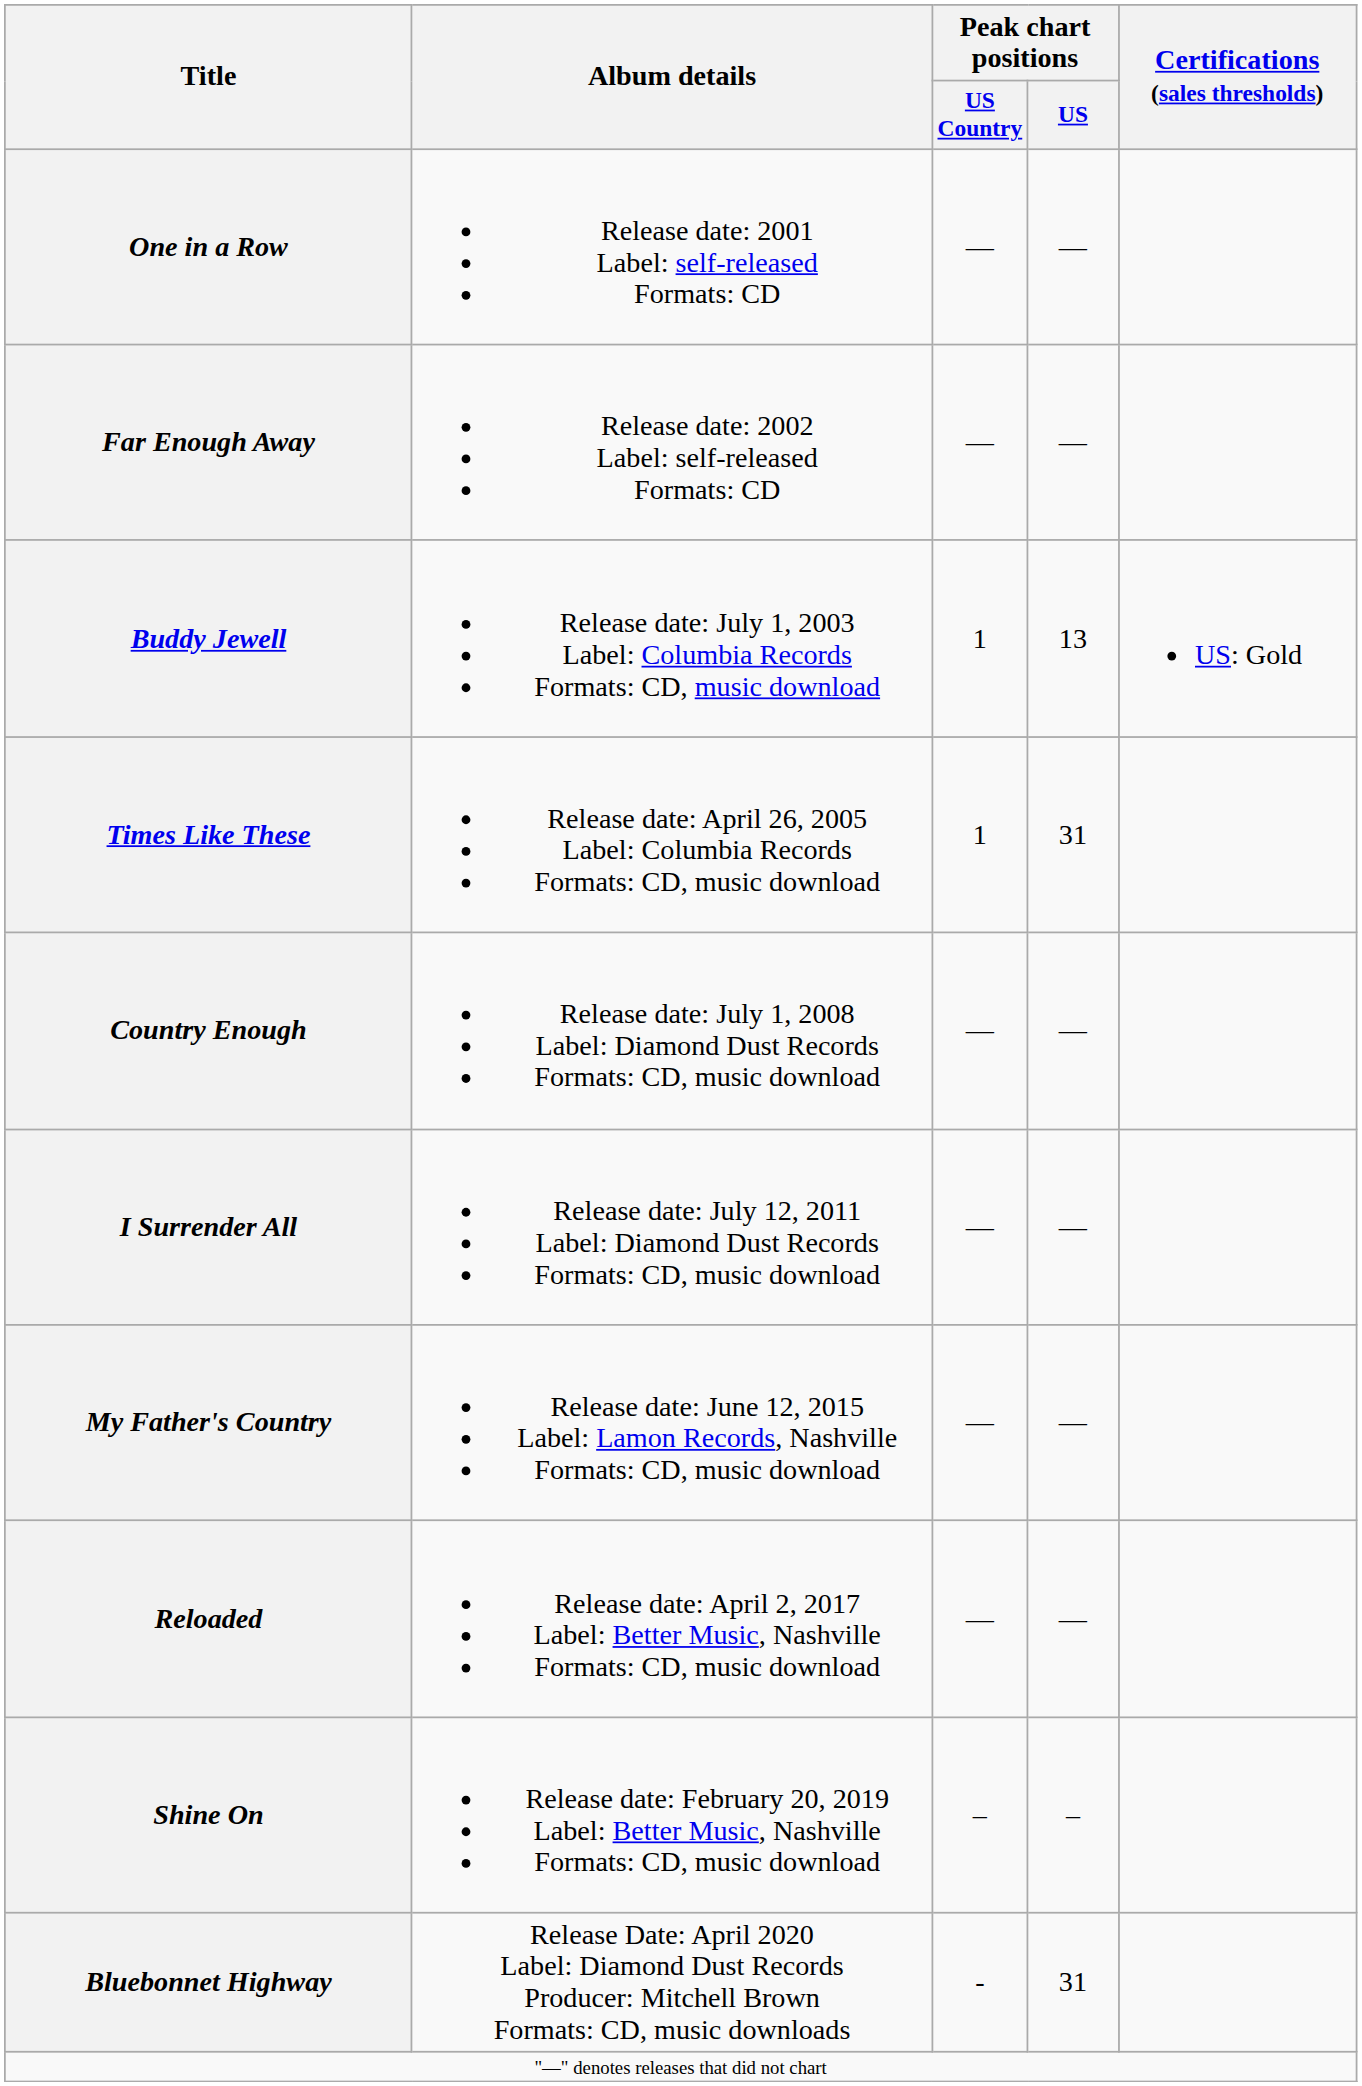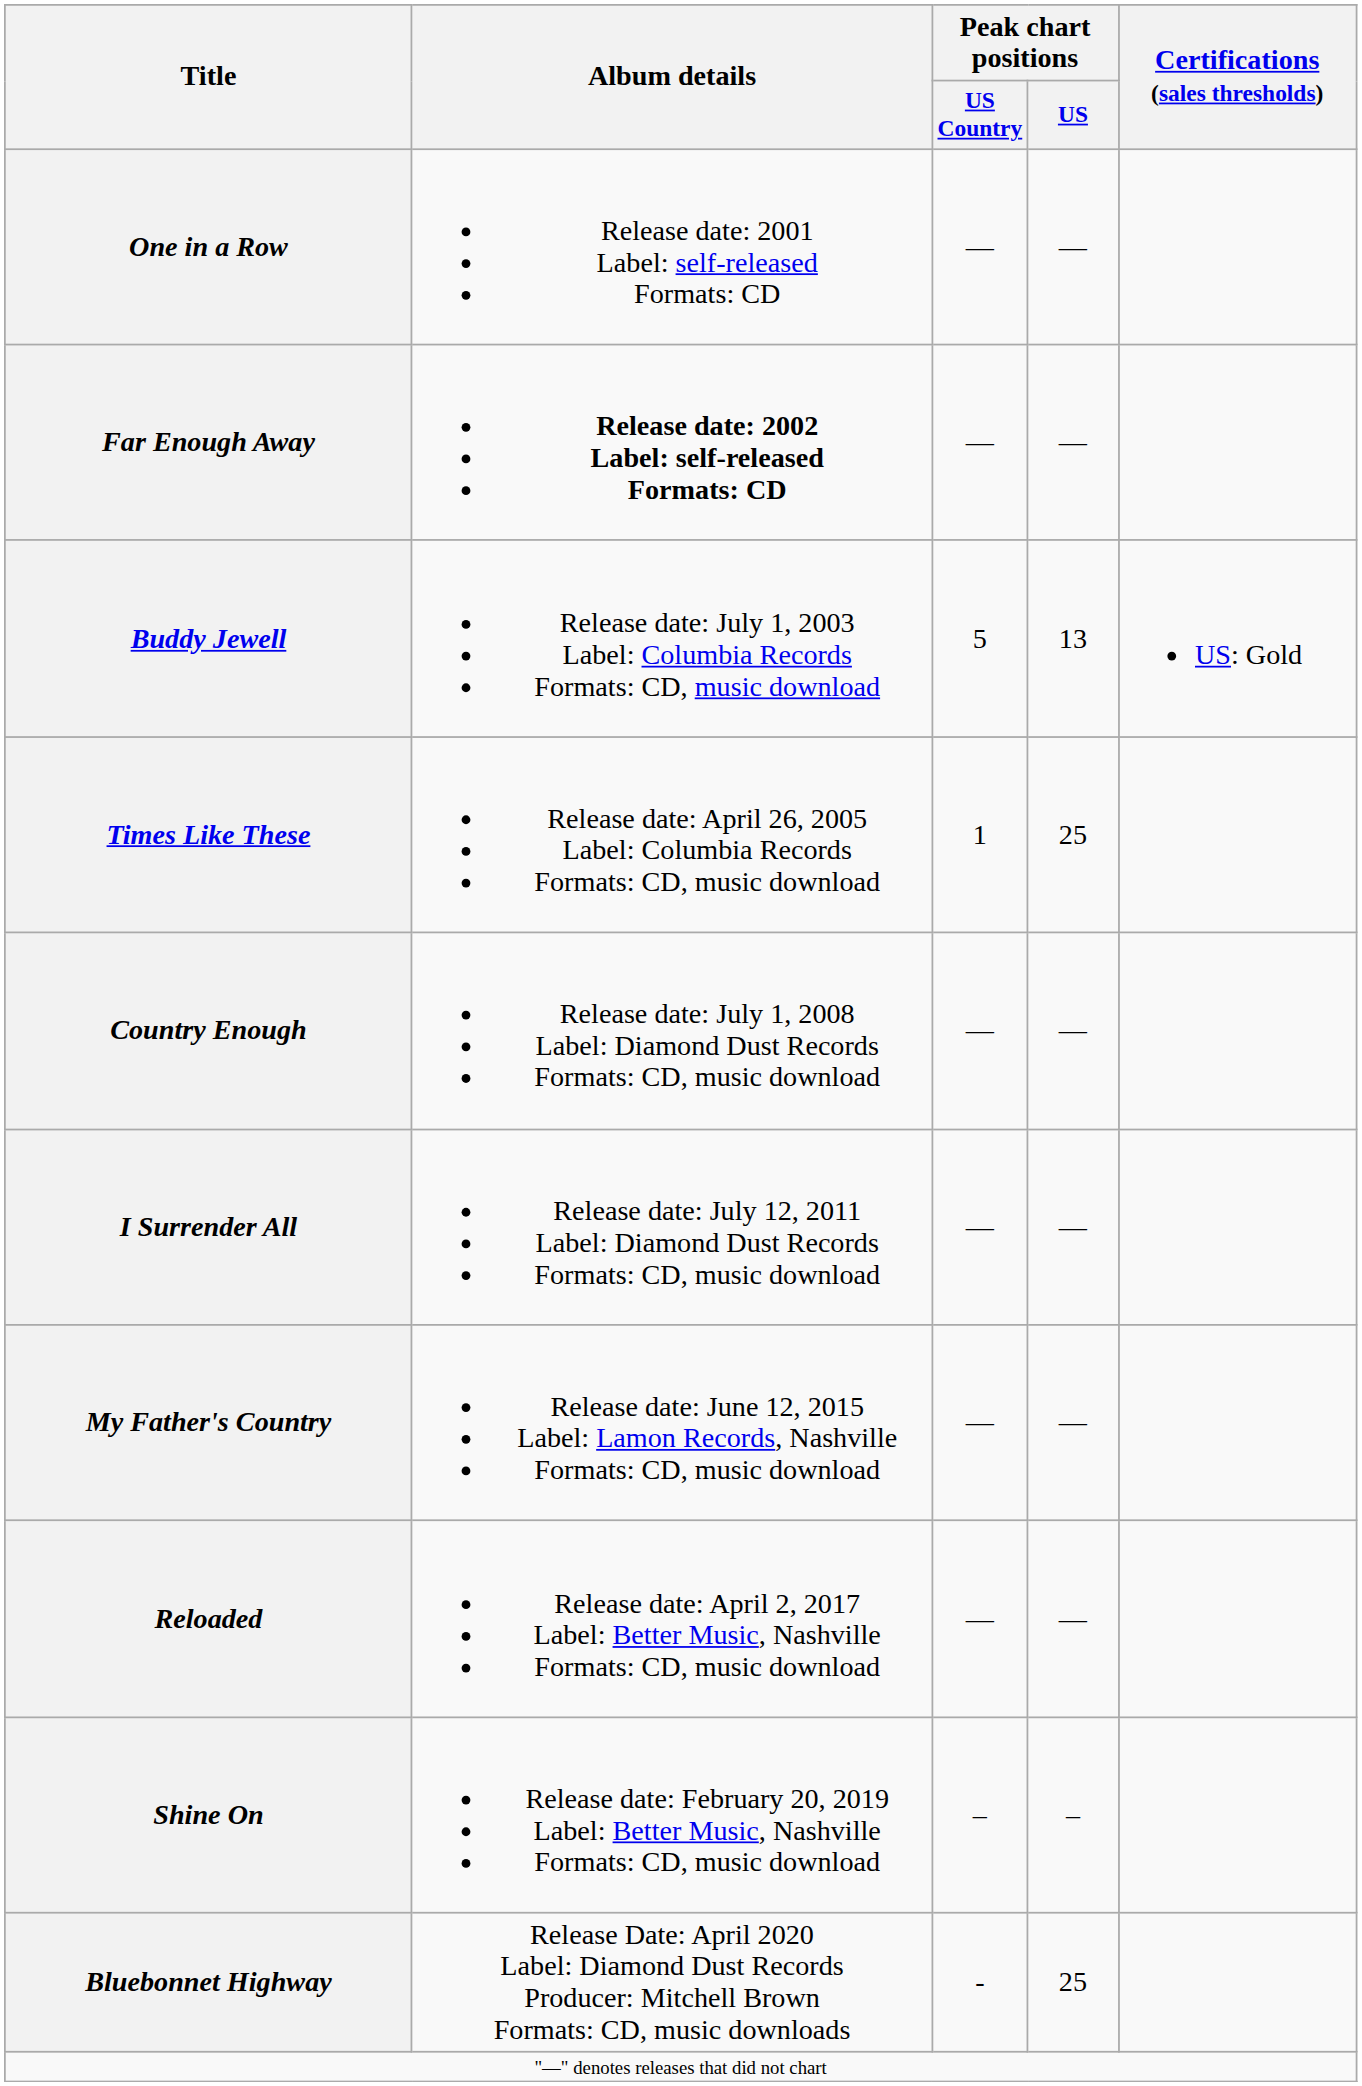(672, 459) normal -> (672, 459) bold
(980, 638) 1 -> (980, 638) 5
(1073, 834) 31 -> (1073, 834) 25
(1073, 1982) 31 -> (1073, 1982) 25
